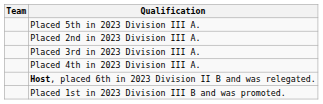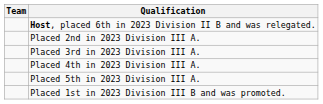rows swapped: (173, 79) <-> (115, 25)
